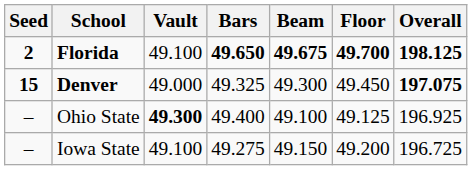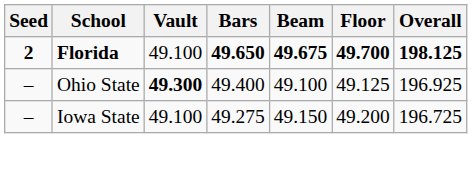- row: (87, 84)
